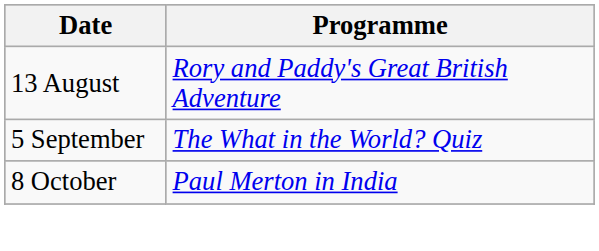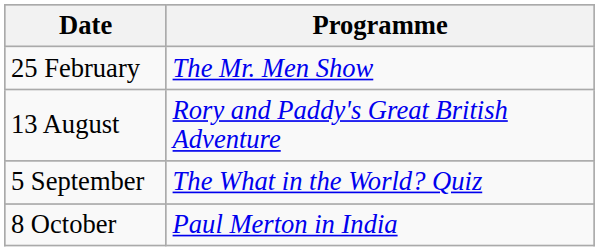+ row: (75, 67)
